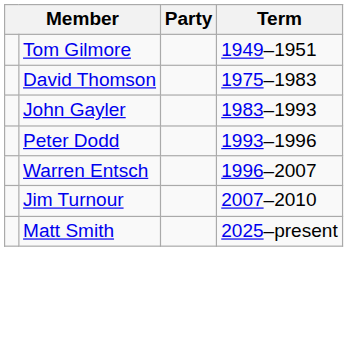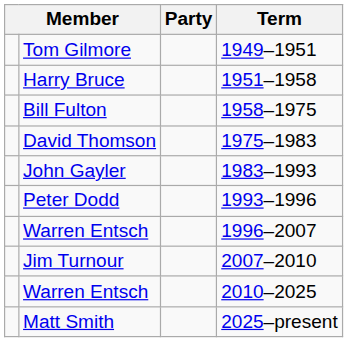+ row: (74, 79)
+ row: (65, 110)
+ row: (86, 291)
